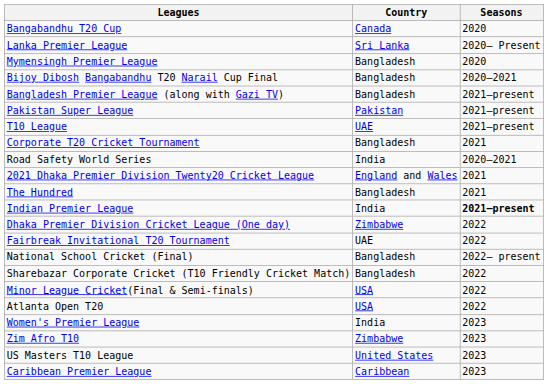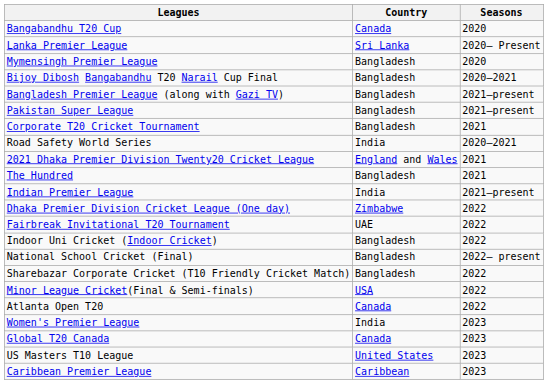(379, 110) Pakistan -> (385, 110) Bangladesh
- row: (37, 127)
(498, 208) bold -> (498, 192) normal
+ row: (112, 241)
(364, 306) USA -> (373, 306) Canada
- row: (43, 339)
+ row: (58, 339)
